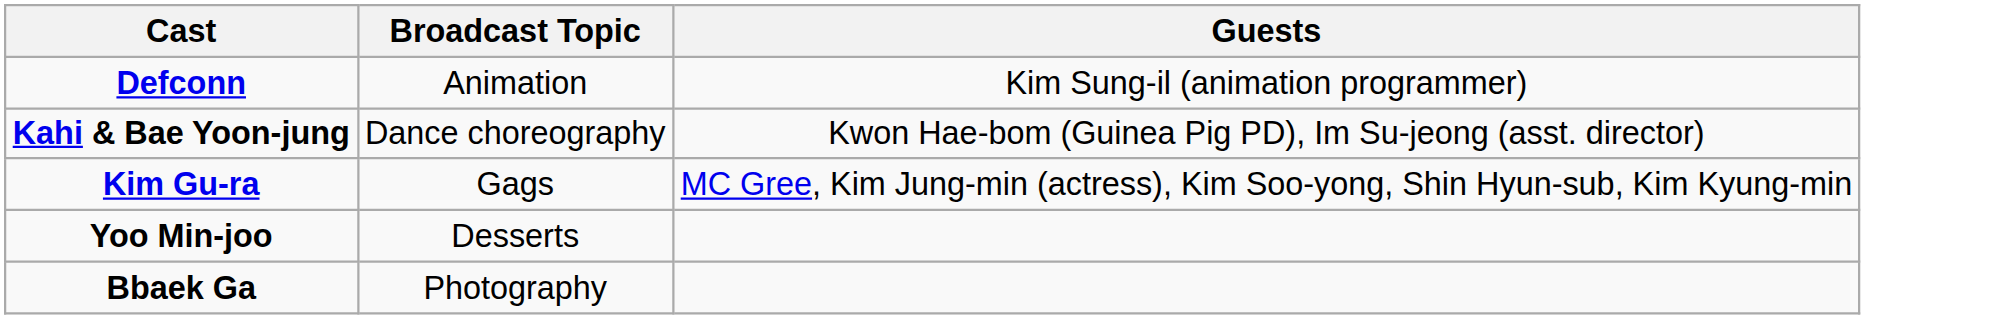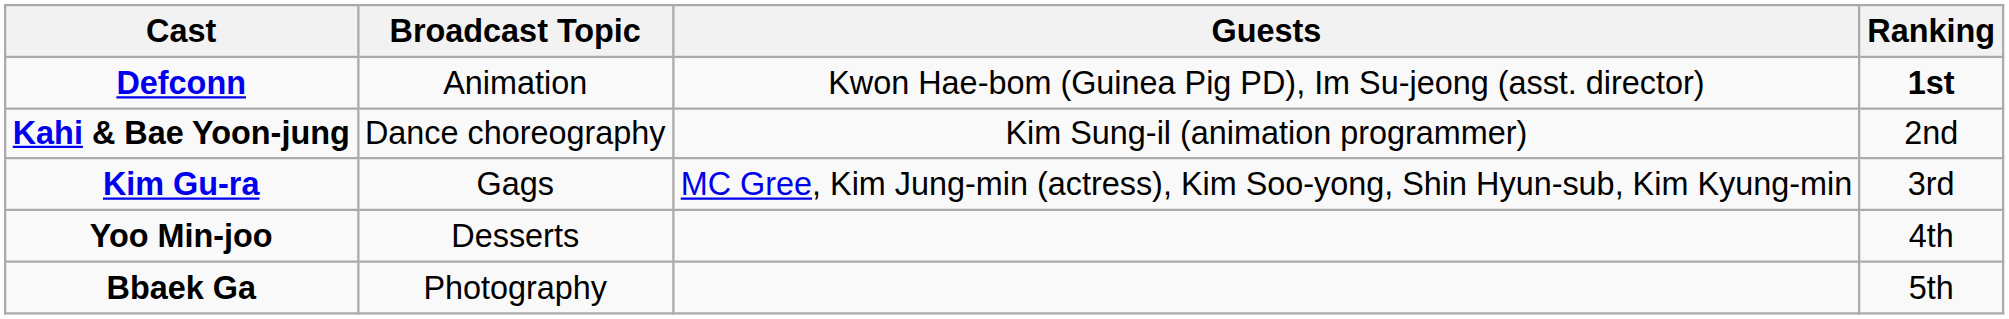+ column: (1931, 31)
(1266, 82) Kim Sung-il (animation programmer) -> (1266, 82) Kwon Hae-bom (Guinea Pig PD), Im Su-jeong (asst. director)
(1266, 133) Kwon Hae-bom (Guinea Pig PD), Im Su-jeong (asst. director) -> (1266, 133) Kim Sung-il (animation programmer)
